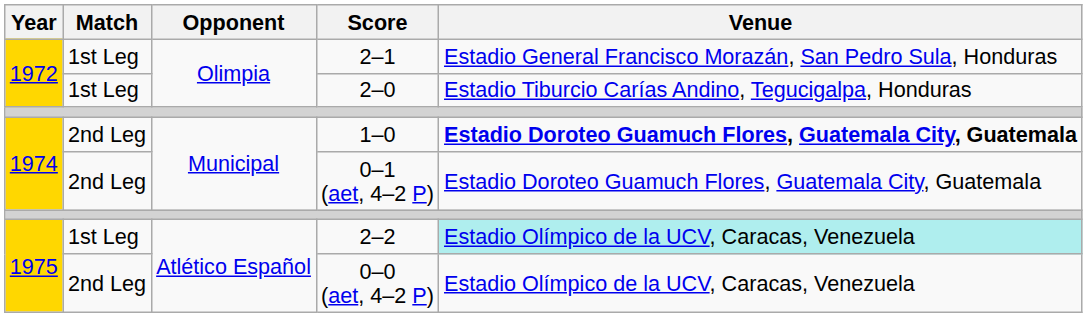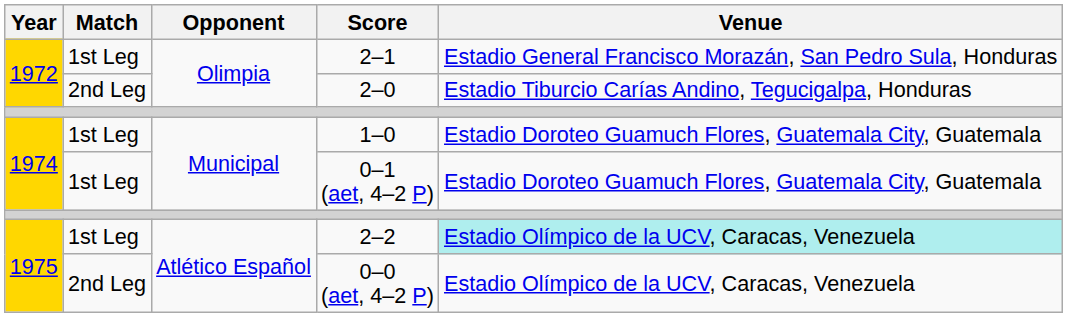(103, 90) 1st Leg -> (107, 90) 2nd Leg
(107, 135) 2nd Leg -> (103, 135) 1st Leg
(761, 135) bold -> (743, 135) normal
(107, 181) 2nd Leg -> (103, 181) 1st Leg
